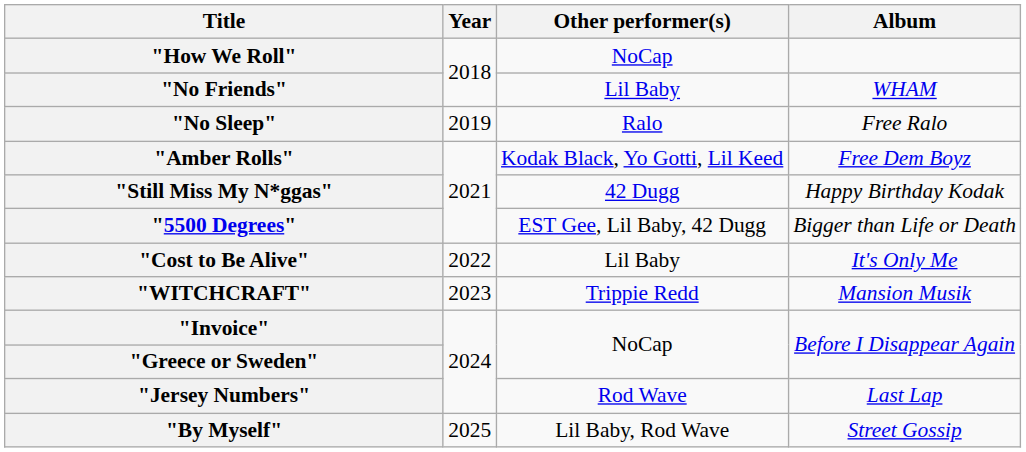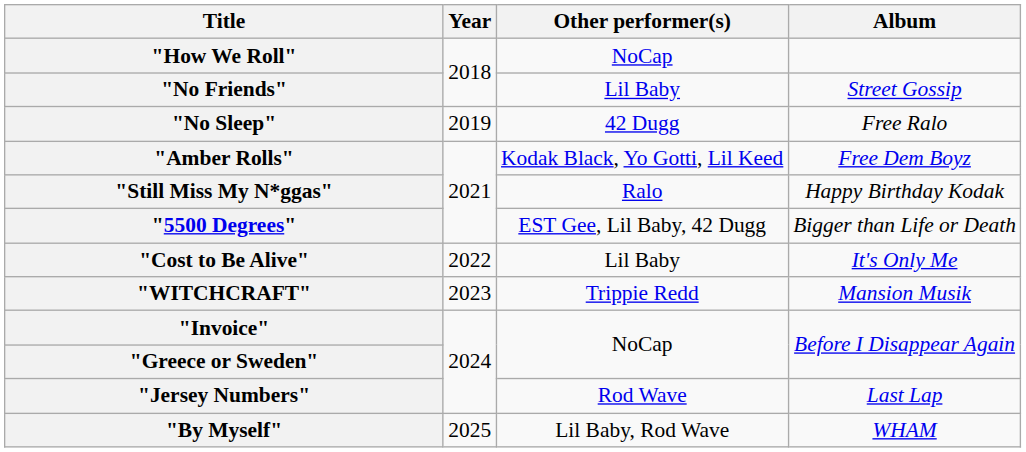(905, 89) WHAM -> (905, 89) Street Gossip
(642, 123) Ralo -> (642, 123) 42 Dugg
(642, 191) 42 Dugg -> (642, 191) Ralo
(905, 429) Street Gossip -> (905, 429) WHAM
